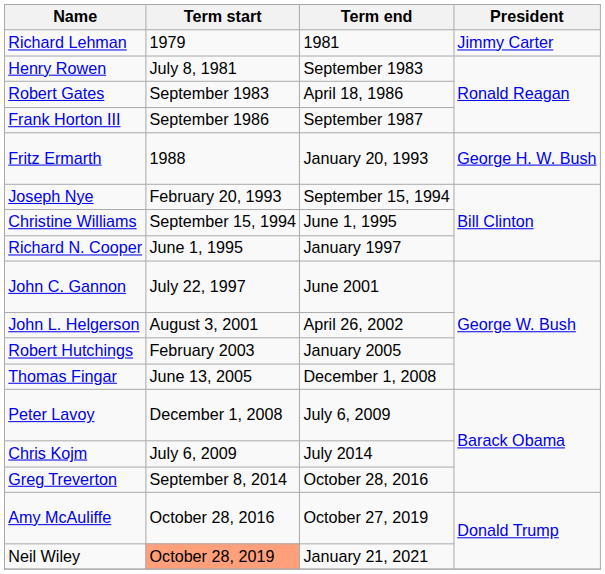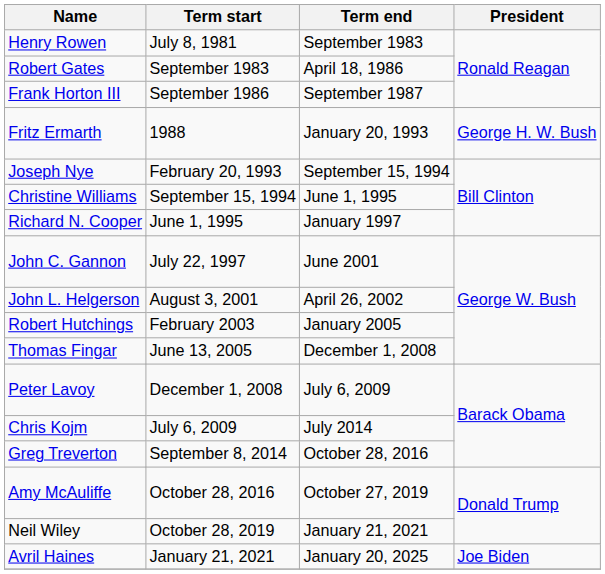- row: (68, 42)
(212, 556) lightsalmon background -> (212, 530) no background
+ row: (51, 556)
